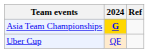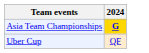- column: (135, 12)
